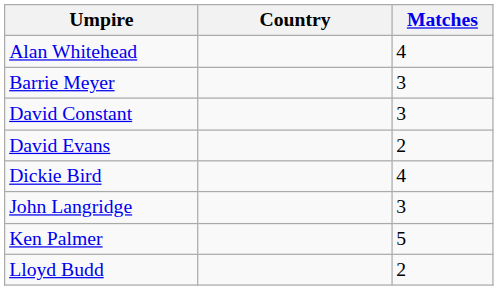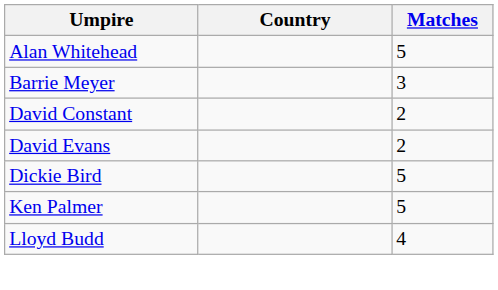(401, 51) 4 -> (401, 51) 5
(401, 113) 3 -> (401, 113) 2
(401, 176) 4 -> (401, 176) 5
- row: (71, 207)
(401, 269) 2 -> (401, 238) 4
